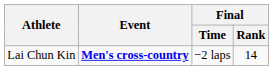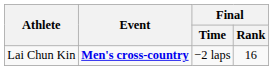(251, 55) 14 -> (251, 55) 16
